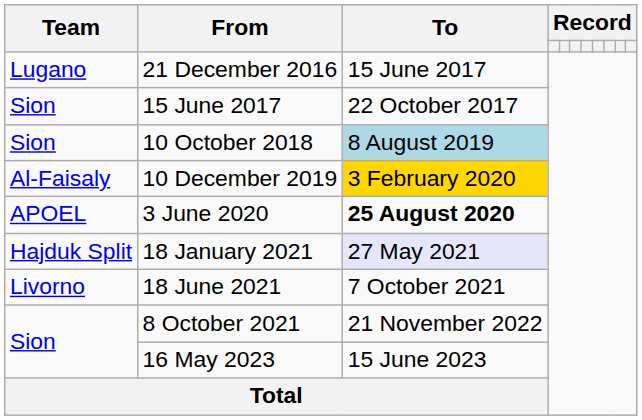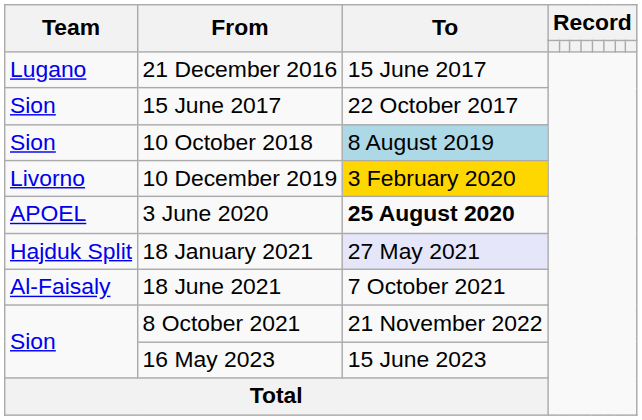(60, 178) Al-Faisaly -> (48, 178) Livorno
(48, 287) Livorno -> (60, 287) Al-Faisaly
